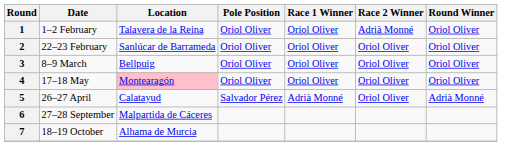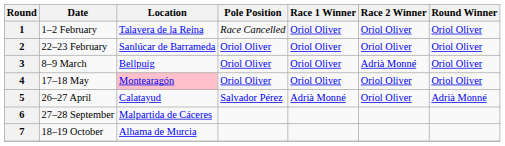(246, 29) Oriol Oliver -> (253, 29) Race Cancelled
(386, 29) Adrià Monné -> (386, 29) Oriol Oliver
(383, 63) Oriol Oliver -> (389, 63) Adrià Monné
